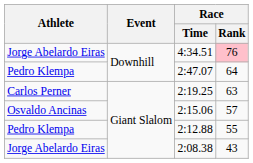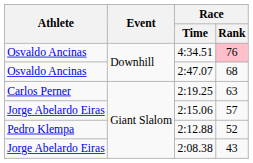(56, 52) Jorge Abelardo Eiras -> (47, 52) Osvaldo Ancinas
(41, 72) Pedro Klempa -> (47, 72) Osvaldo Ancinas
(232, 72) 64 -> (232, 72) 68
(47, 110) Osvaldo Ancinas -> (56, 110) Jorge Abelardo Eiras
(232, 129) 55 -> (232, 129) 52
